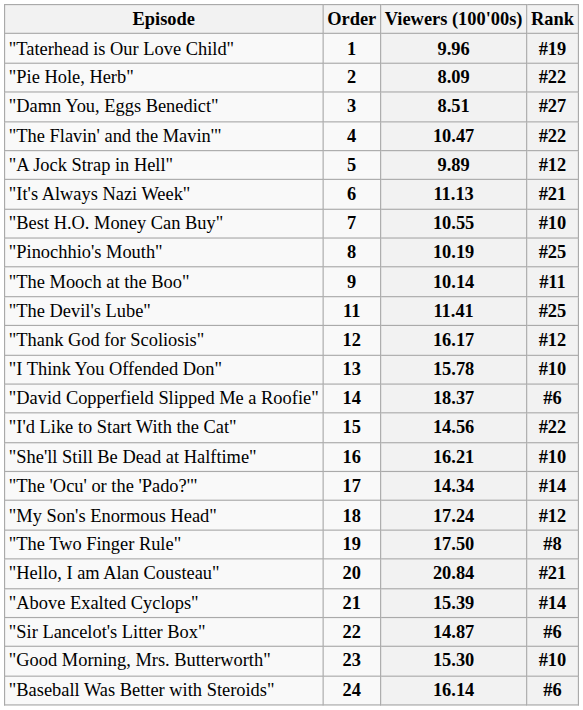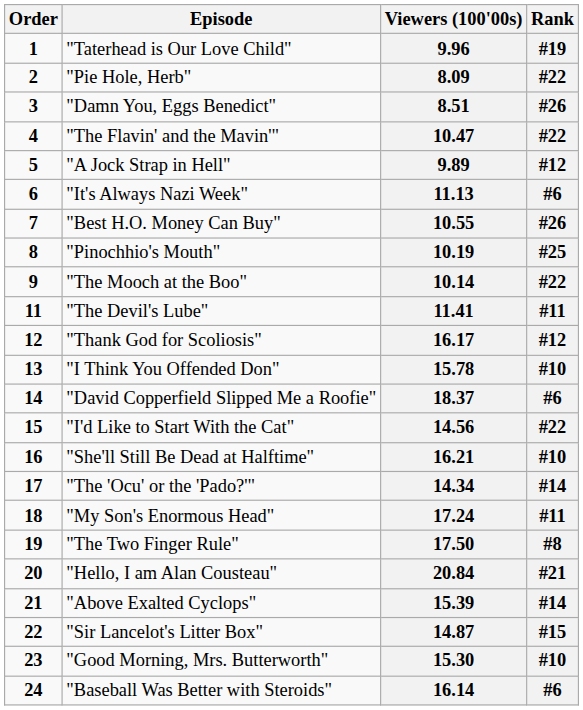columns swapped: (352, 19) <-> (164, 19)
(552, 106) #27 -> (552, 106) #26
(552, 194) #21 -> (552, 194) #6
(552, 223) #10 -> (552, 223) #26
(552, 281) #11 -> (552, 281) #22
(552, 310) #25 -> (552, 310) #11
(552, 515) #12 -> (552, 515) #11
(552, 631) #6 -> (552, 631) #15
